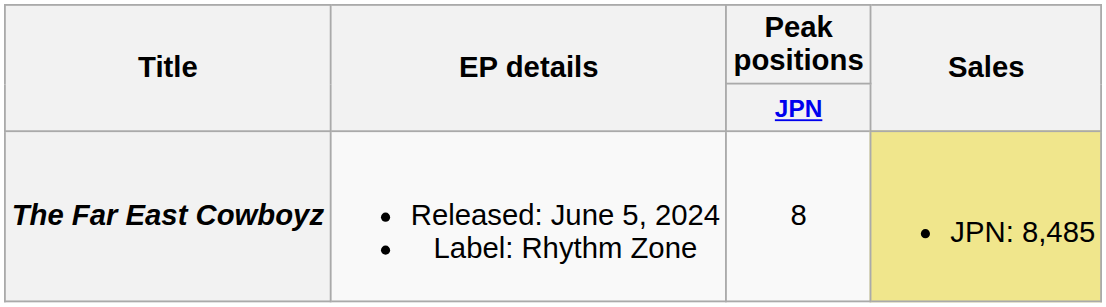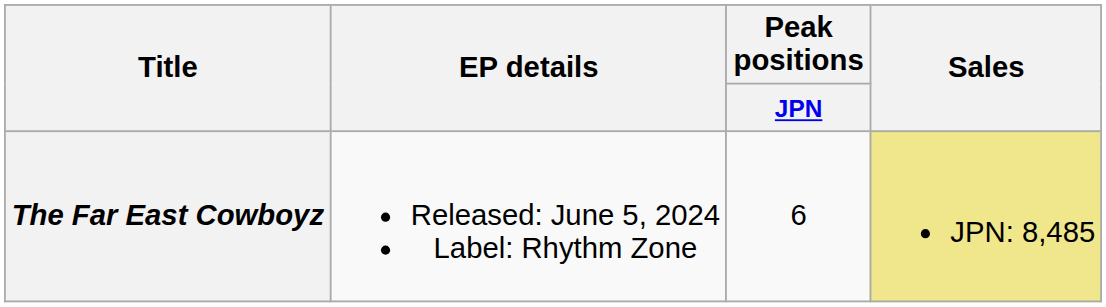(799, 215) 8 -> (799, 215) 6
